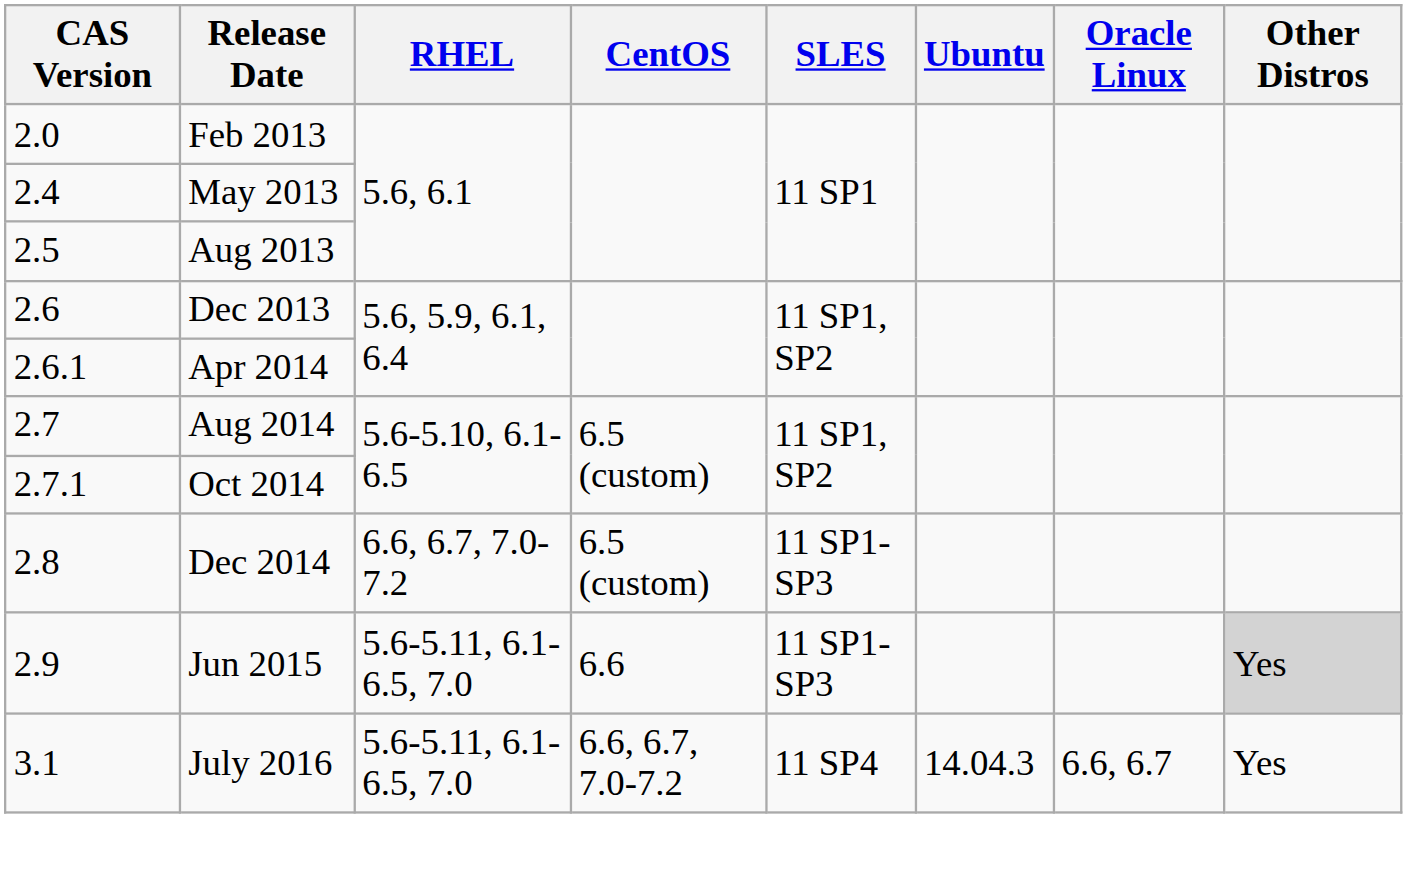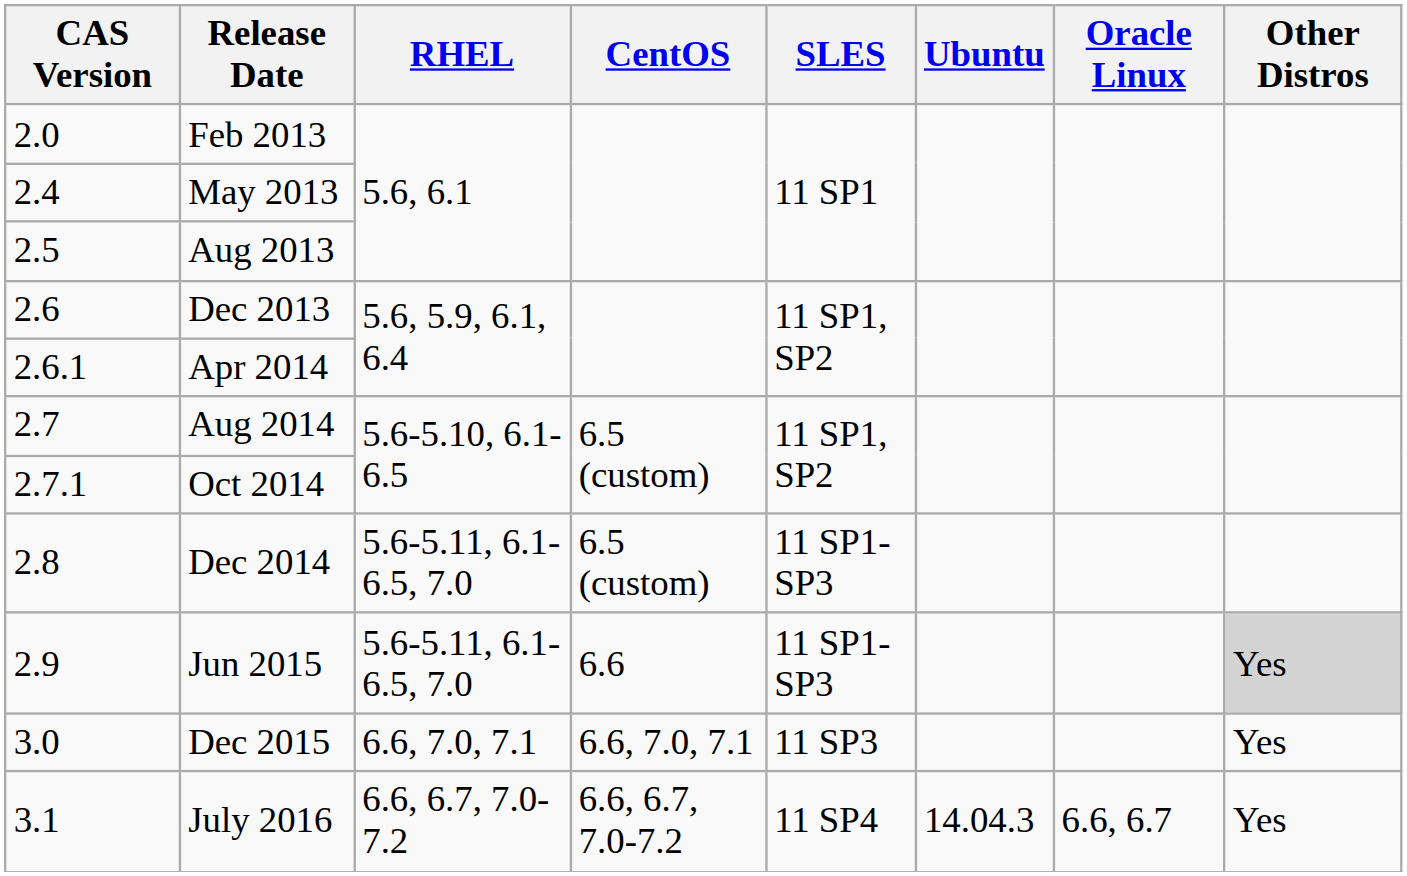(456, 562) 6.6, 6.7, 7.0-7.2 -> (461, 562) 5.6-5.11, 6.1-6.5, 7.0
+ row: (259, 741)
(461, 762) 5.6-5.11, 6.1-6.5, 7.0 -> (456, 820) 6.6, 6.7, 7.0-7.2
